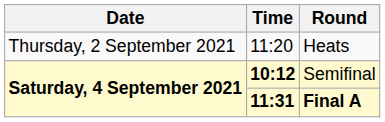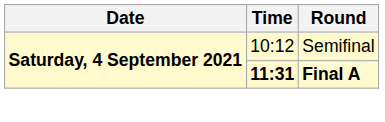- row: (326, 46)
(273, 74) bold -> (272, 46) normal
